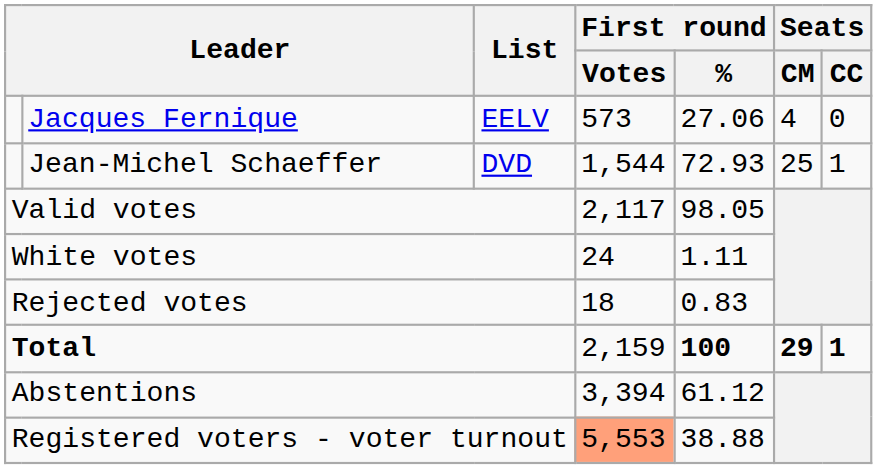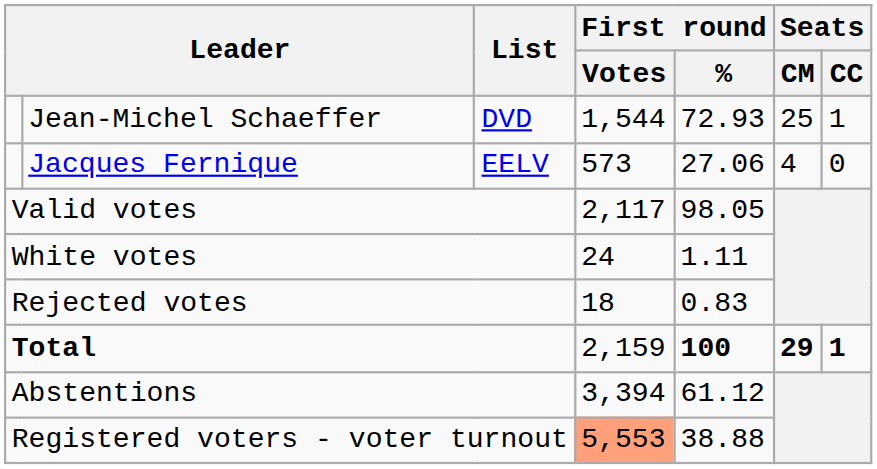rows swapped: (205, 165) <-> (163, 119)
